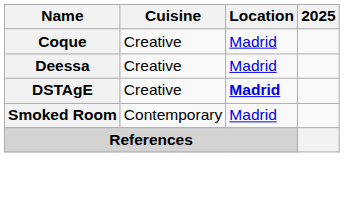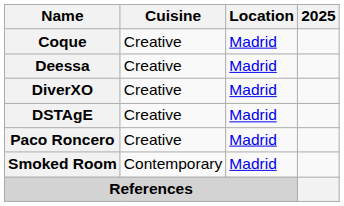+ row: (62, 90)
(255, 90) bold -> (253, 115) normal
+ row: (62, 139)
